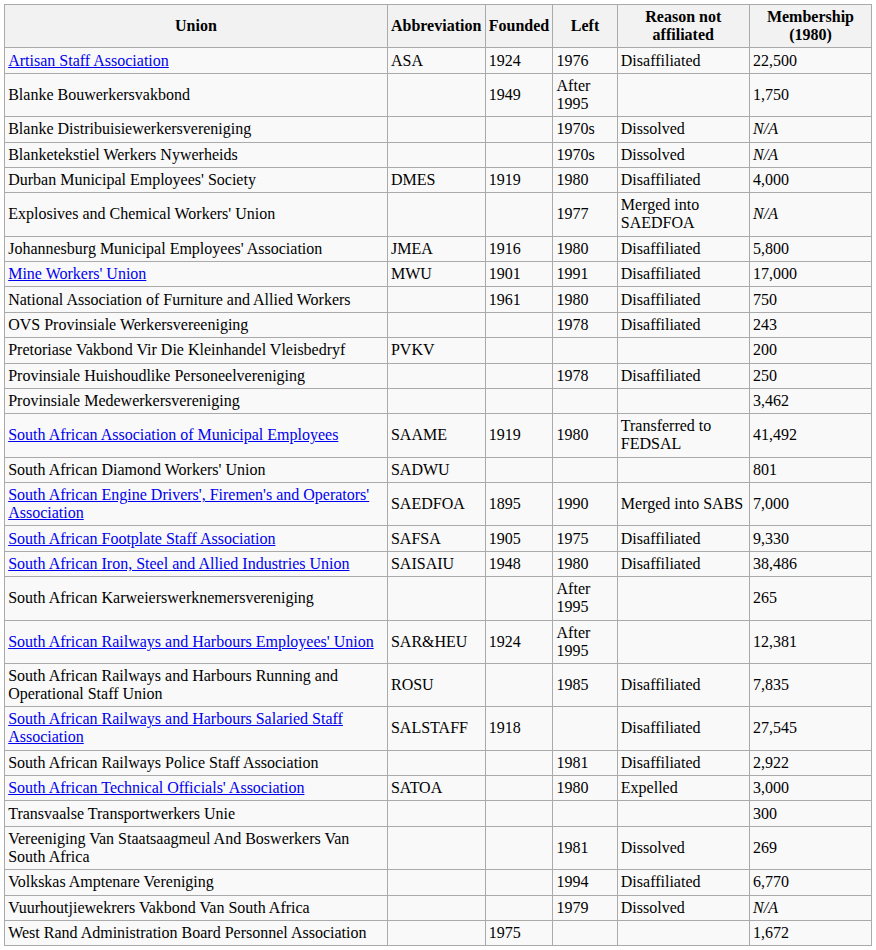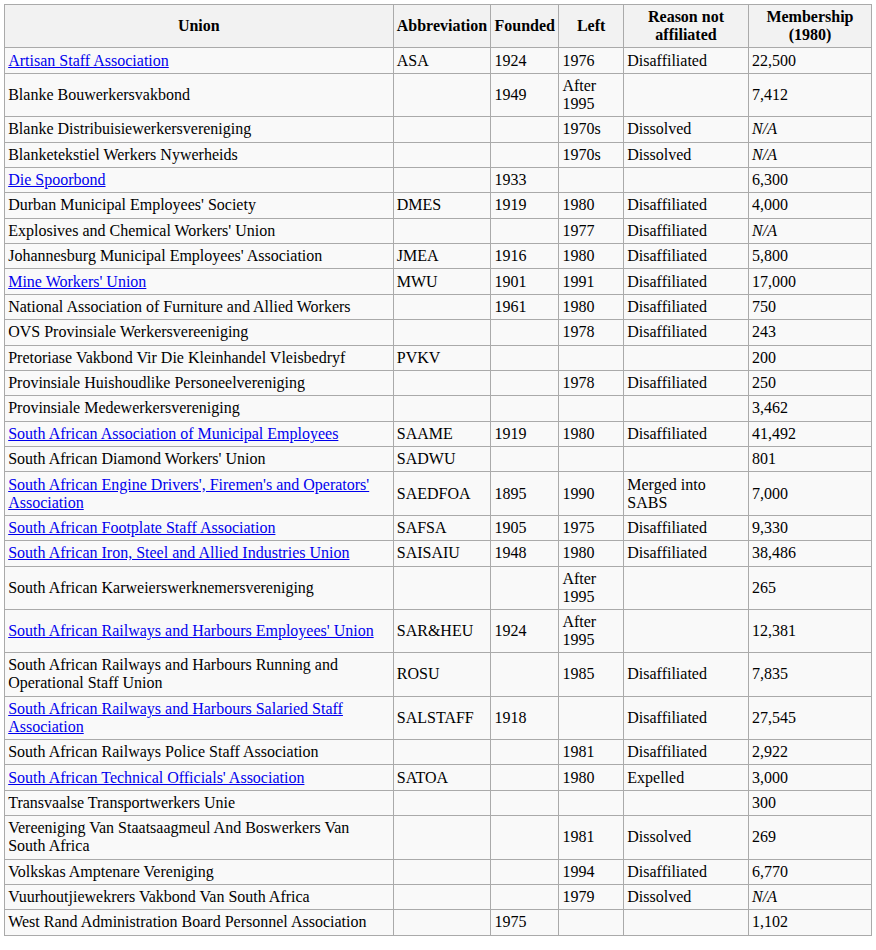(771, 94) 1,750 -> (770, 94) 7,412
+ row: (57, 180)
(660, 214) Merged into SAEDFOA -> (667, 230) Disaffiliated
(666, 435) Transferred to FEDSAL -> (667, 433) Disaffiliated
(771, 933) 1,672 -> (770, 922) 1,102
